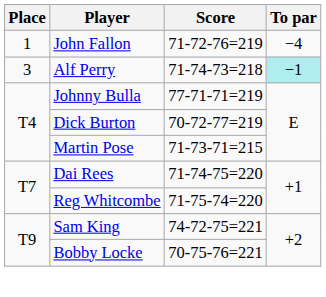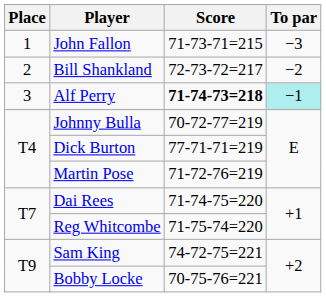(215, 43) 71-72-76=219 -> (215, 43) 71-73-71=215
(294, 43) −4 -> (294, 43) −3
+ row: (103, 69)
(215, 69) normal -> (216, 95) bold
(215, 95) 77-71-71=219 -> (215, 122) 70-72-77=219
(215, 122) 70-72-77=219 -> (215, 148) 77-71-71=219
(215, 148) 71-73-71=215 -> (215, 174) 71-72-76=219
